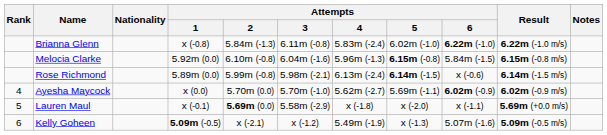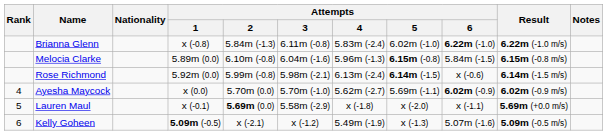(195, 59) 5.92m (0.0) -> (195, 59) 5.89m (0.0)
(195, 75) 5.89m (0.0) -> (195, 75) 5.92m (0.0)
